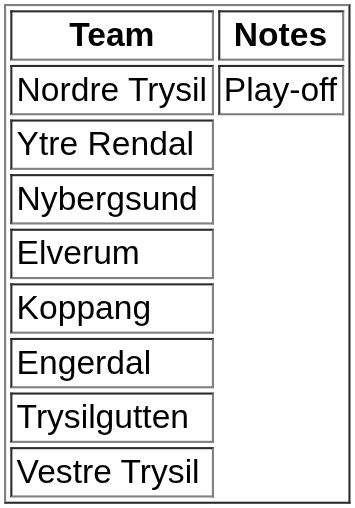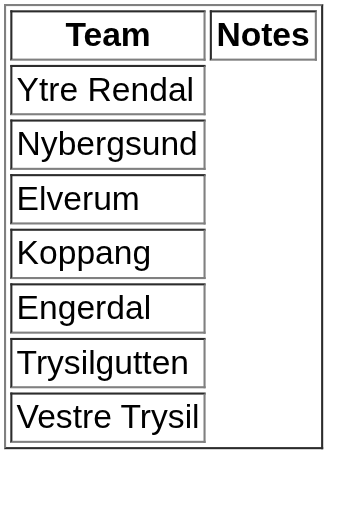- row: (112, 89)
